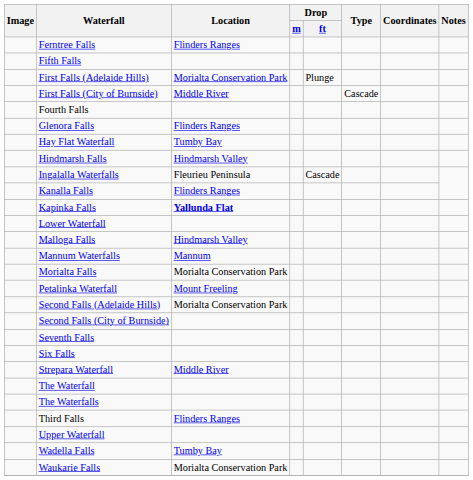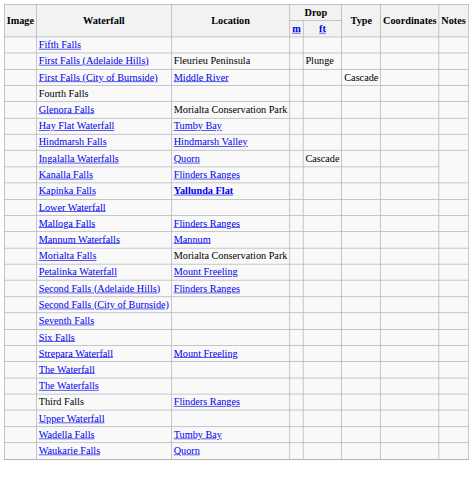- row: (67, 45)
(231, 77) Morialta Conservation Park -> (212, 61) Fleurieu Peninsula
(207, 126) Flinders Ranges -> (231, 110) Morialta Conservation Park
(212, 175) Fleurieu Peninsula -> (187, 158) Quorn
(211, 239) Hindmarsh Valley -> (207, 223) Flinders Ranges
(231, 304) Morialta Conservation Park -> (207, 288) Flinders Ranges
(201, 369) Middle River -> (206, 353) Mount Freeling
(231, 467) Morialta Conservation Park -> (187, 451) Quorn
